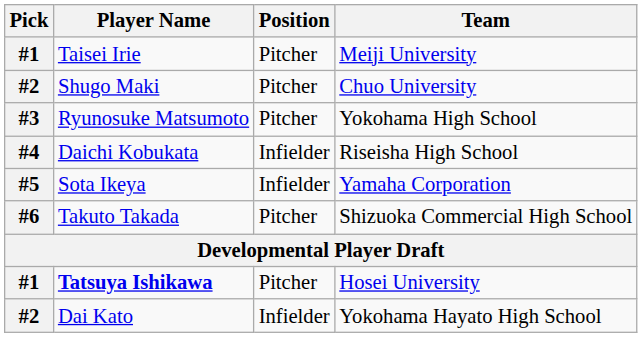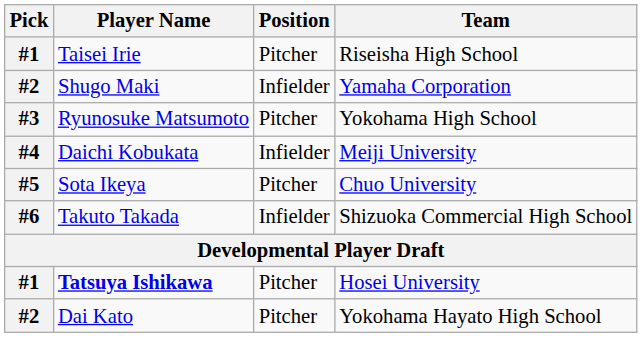(408, 53) Meiji University -> (429, 53) Riseisha High School
(288, 86) Pitcher -> (294, 86) Infielder
(408, 86) Chuo University -> (425, 86) Yamaha Corporation
(429, 151) Riseisha High School -> (408, 151) Meiji University
(294, 184) Infielder -> (288, 184) Pitcher
(425, 184) Yamaha Corporation -> (408, 184) Chuo University
(288, 217) Pitcher -> (294, 217) Infielder
(294, 315) Infielder -> (288, 315) Pitcher
